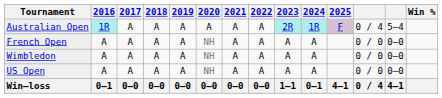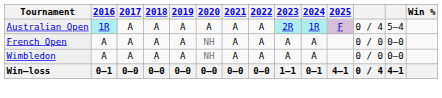- row: (26, 71)
